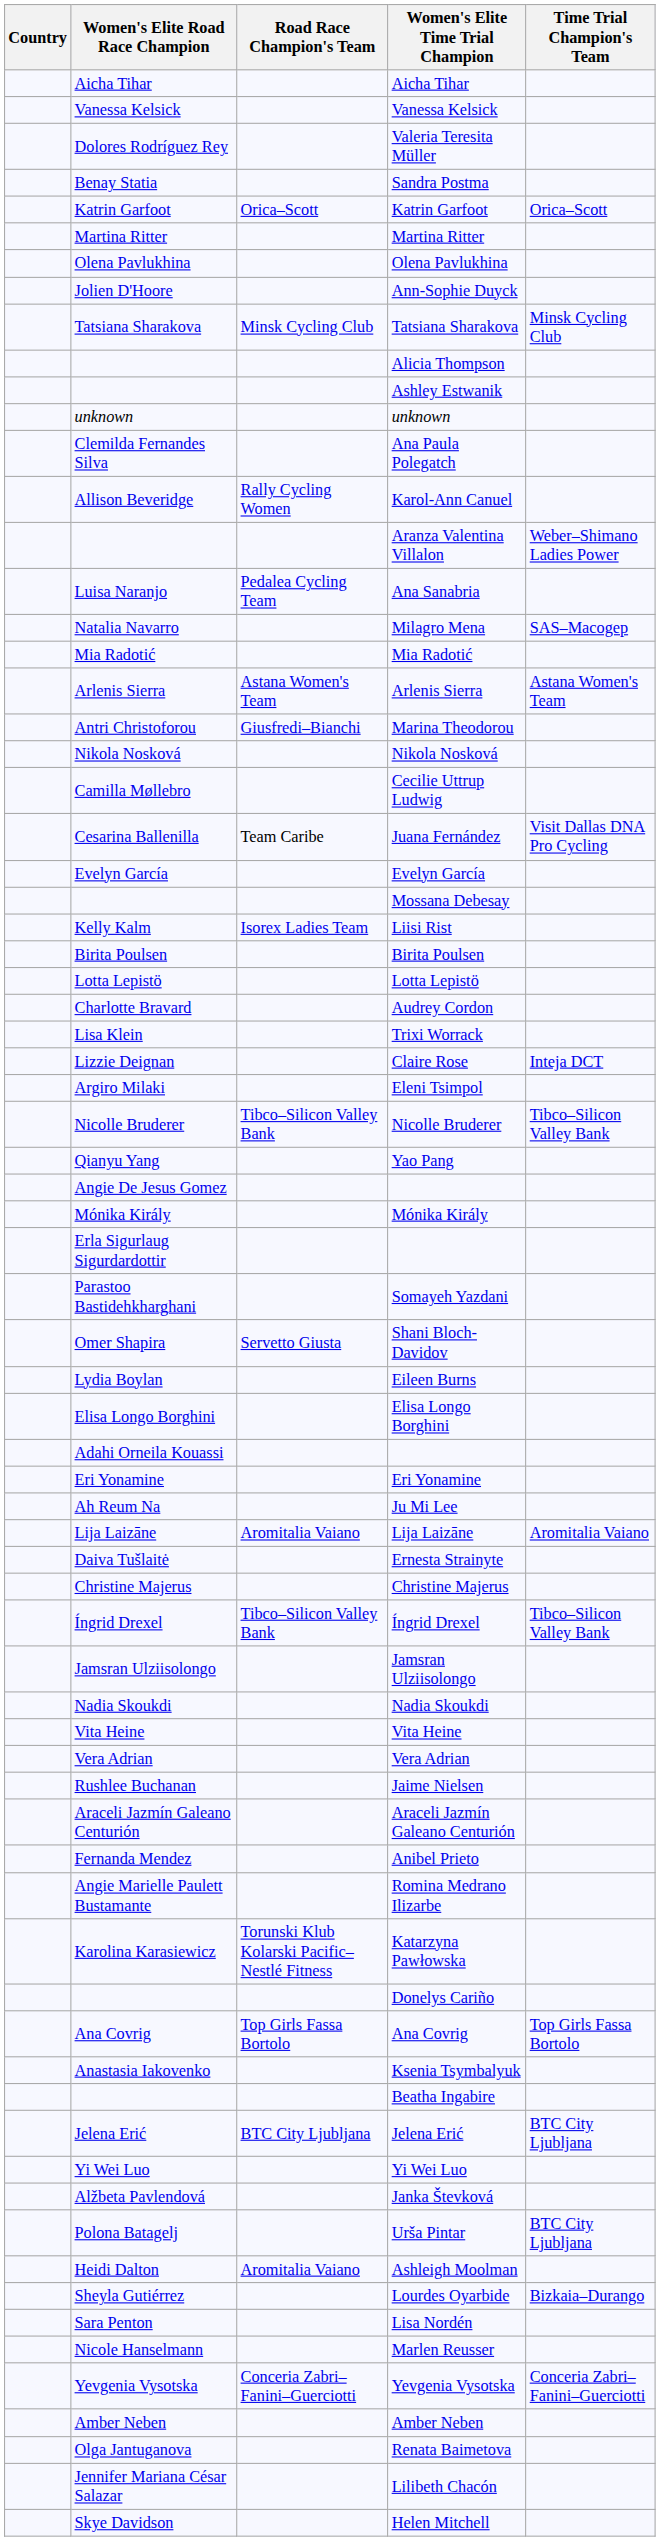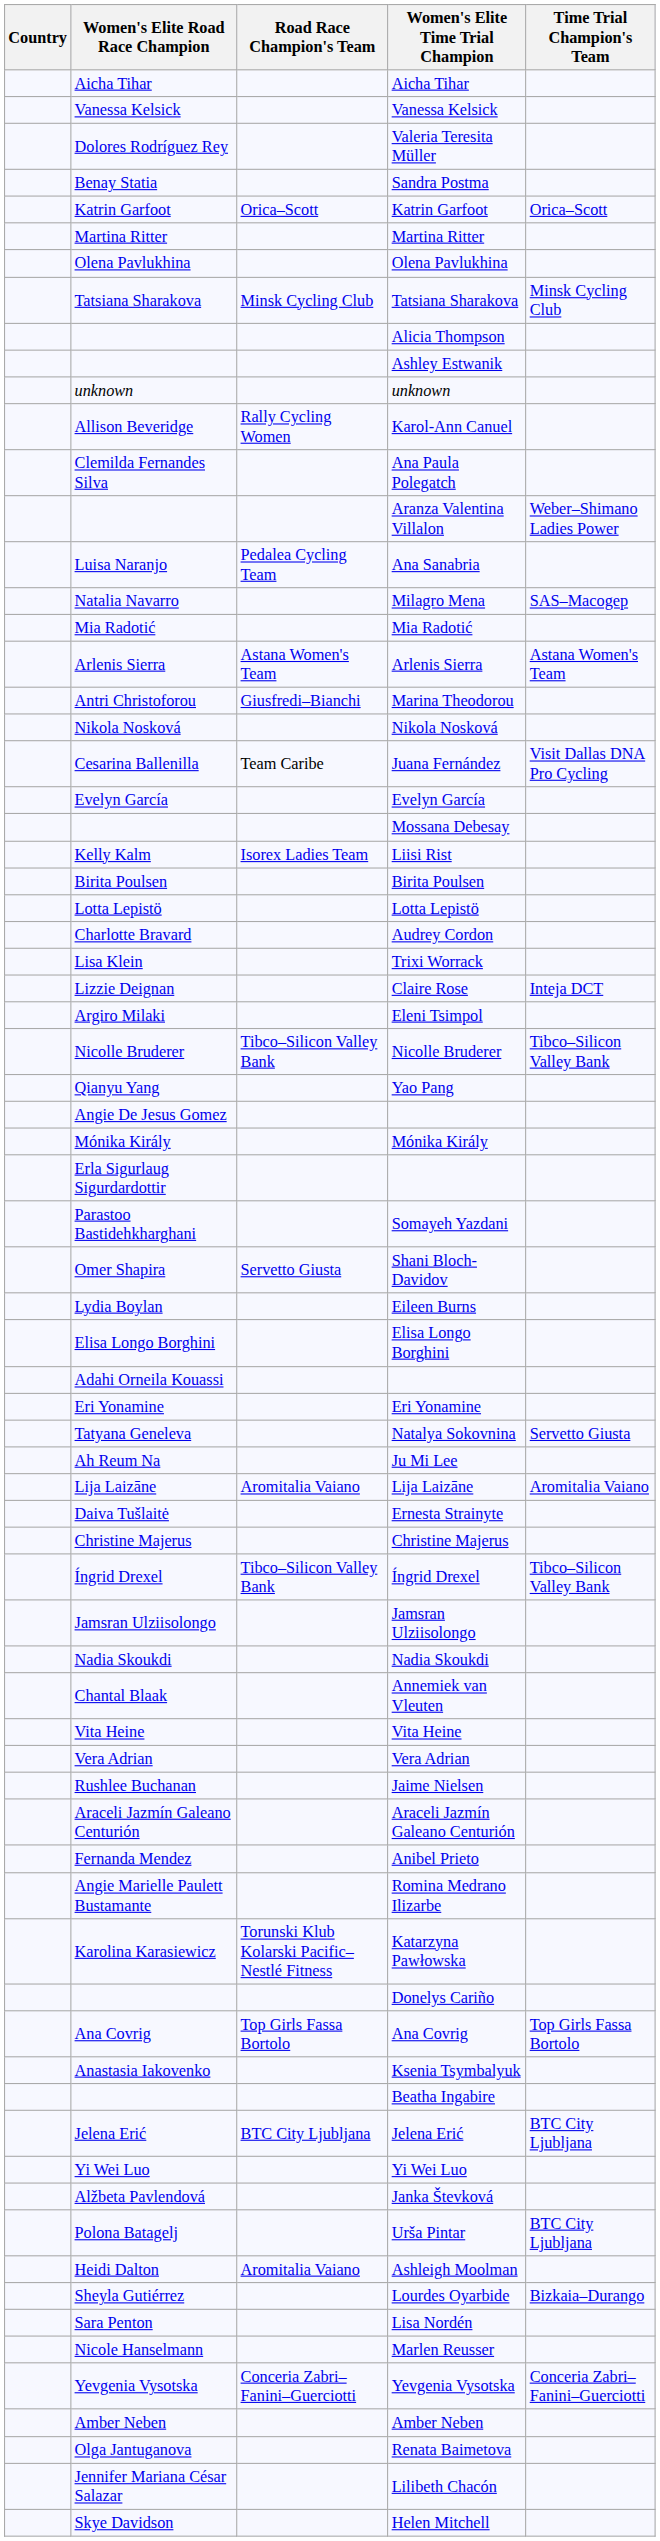- row: (124, 290)
rows swapped: (140, 453) <-> (134, 499)
- row: (133, 791)
+ row: (133, 1433)
+ row: (121, 1695)
